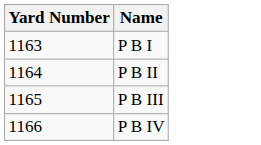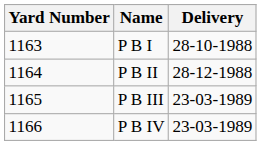+ column: (212, 18)
